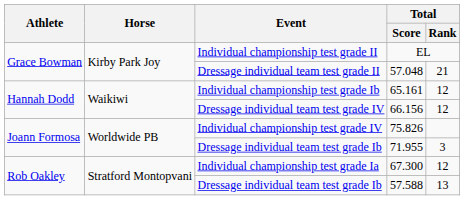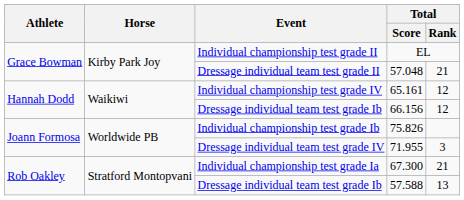(288, 90) Individual championship test grade Ib -> (290, 90) Individual championship test grade IV
(291, 109) Dressage individual team test grade IV -> (290, 109) Dressage individual team test grade Ib
(290, 128) Individual championship test grade IV -> (288, 128) Individual championship test grade Ib
(290, 147) Dressage individual team test grade Ib -> (291, 147) Dressage individual team test grade IV
(443, 166) 12 -> (443, 166) 21
